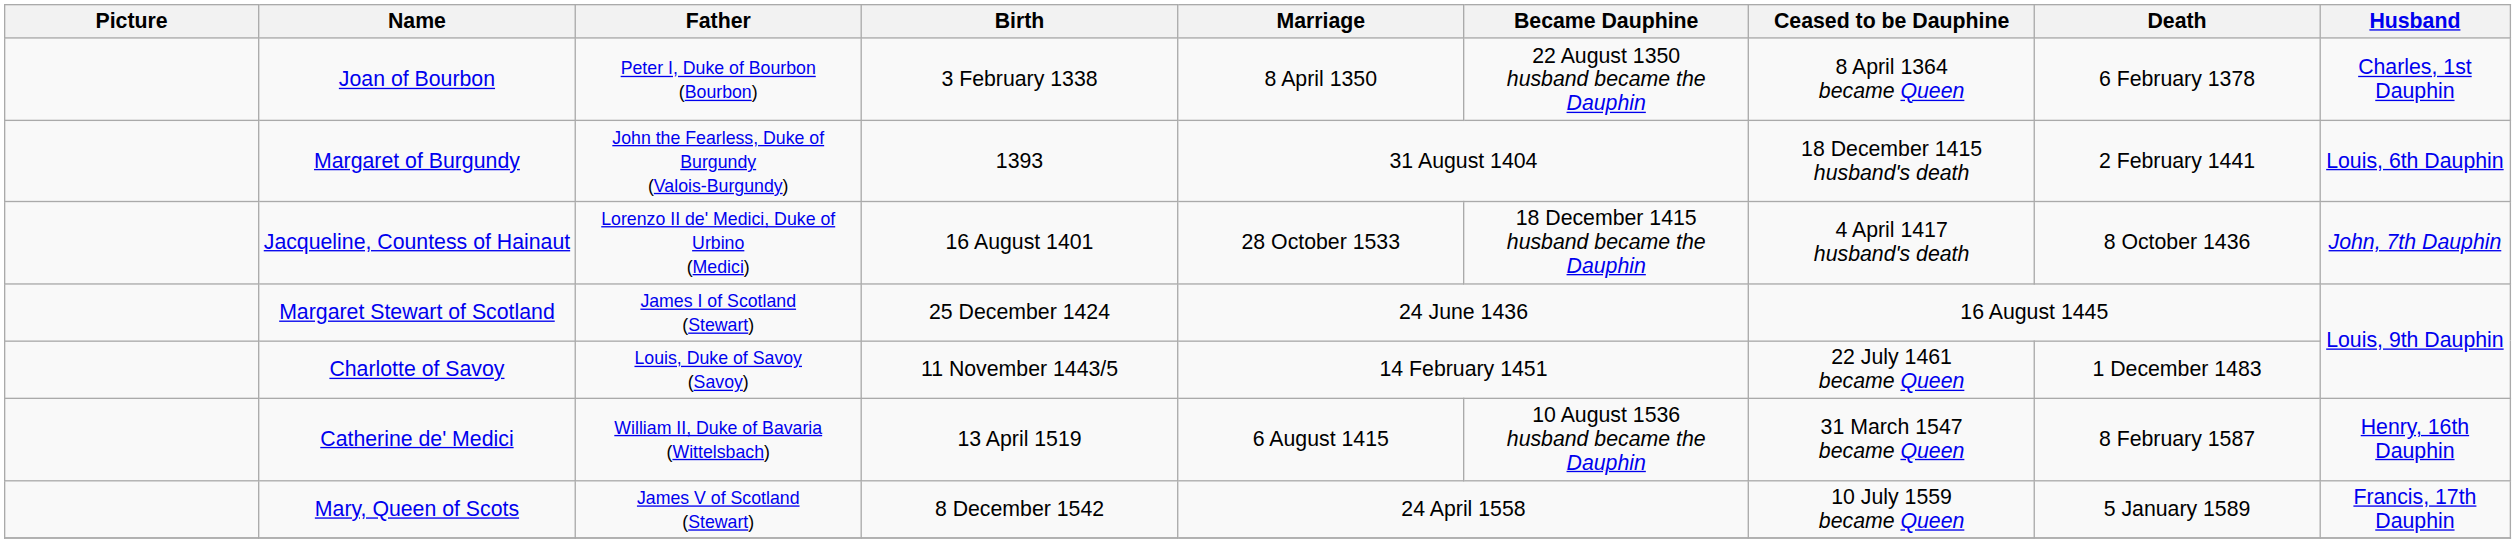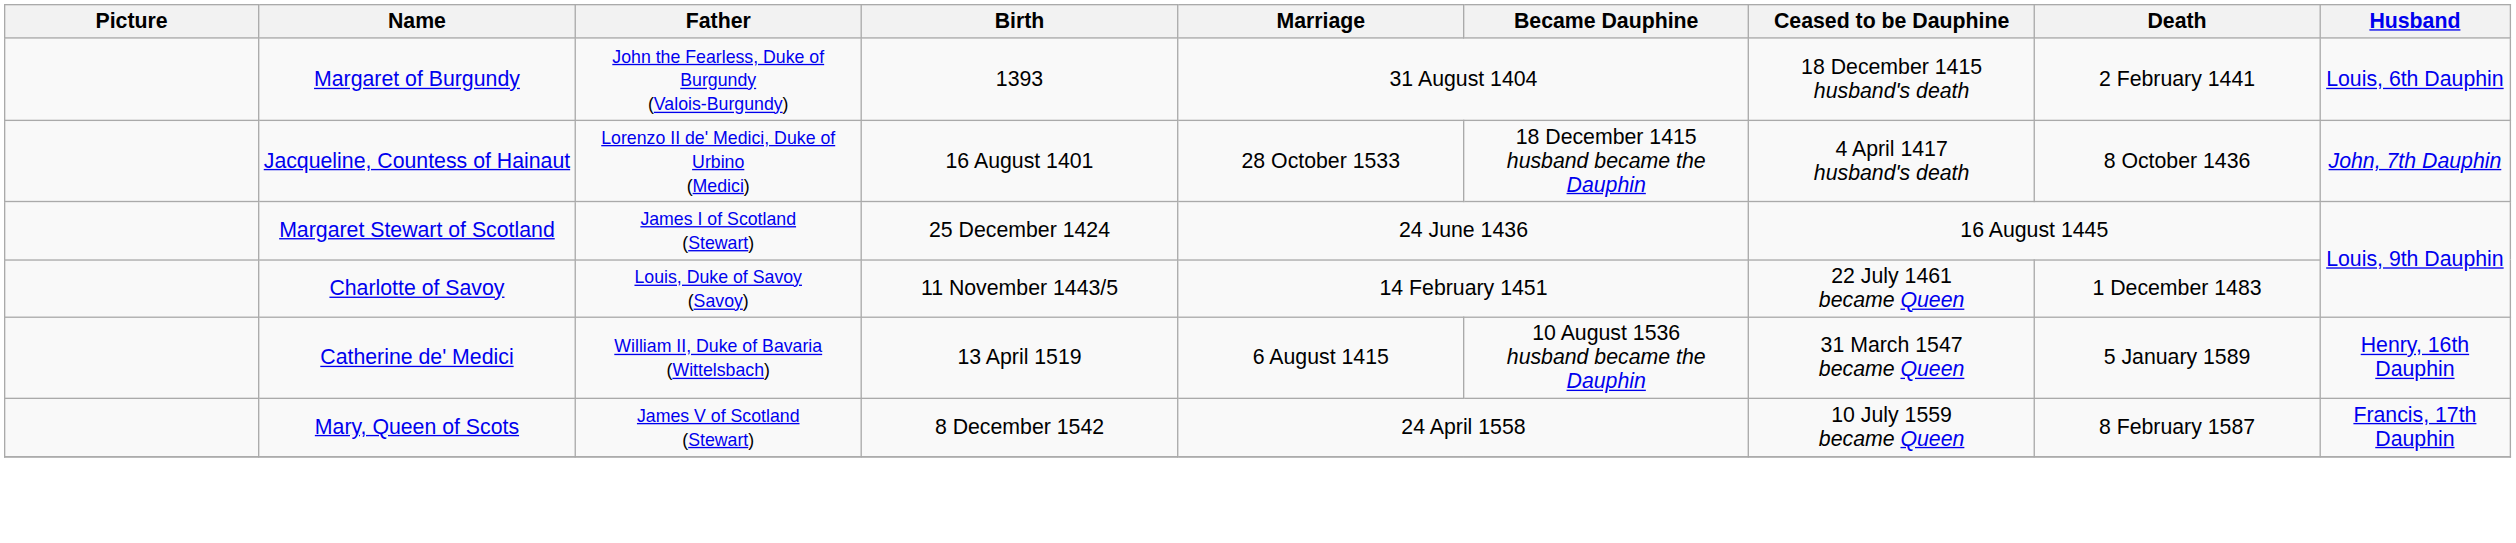- row: (417, 79)
(2177, 439) 8 February 1587 -> (2177, 357) 5 January 1589
(2177, 508) 5 January 1589 -> (2177, 427) 8 February 1587
